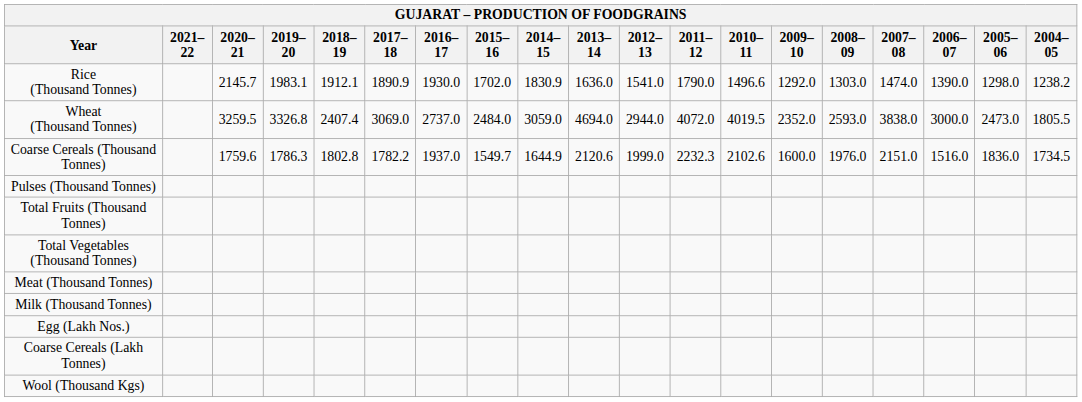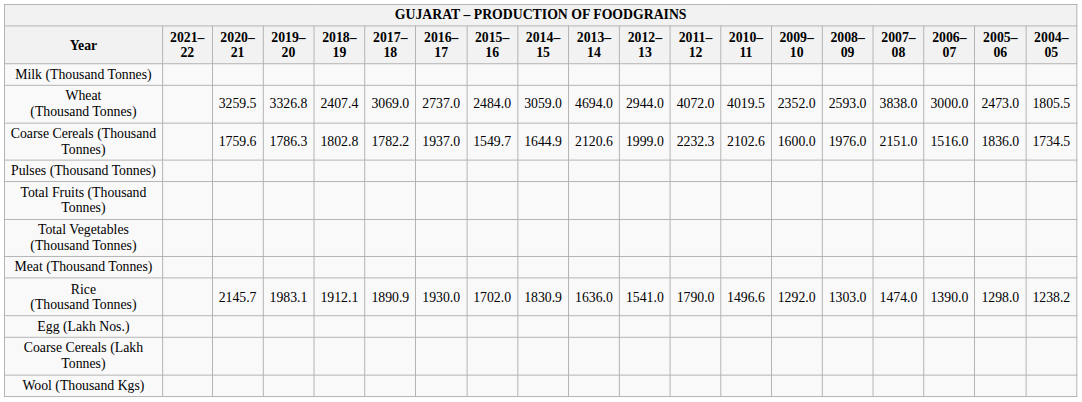rows swapped: (83, 82) <-> (83, 304)
